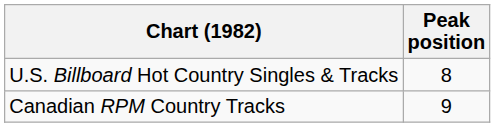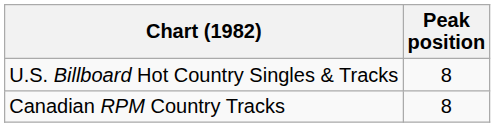(446, 106) 9 -> (446, 106) 8
